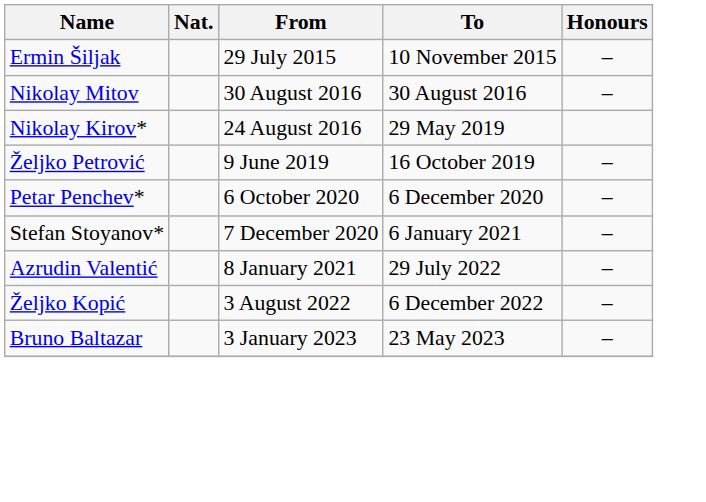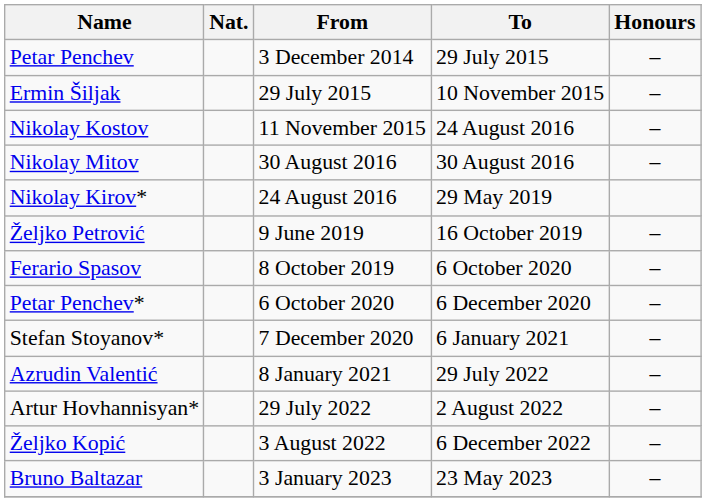+ row: (72, 56)
+ row: (79, 127)
+ row: (75, 267)
+ row: (104, 407)
